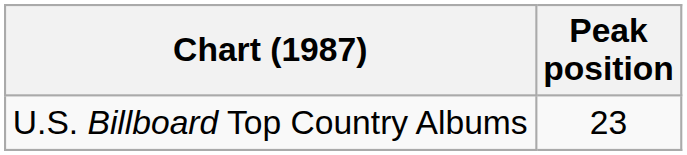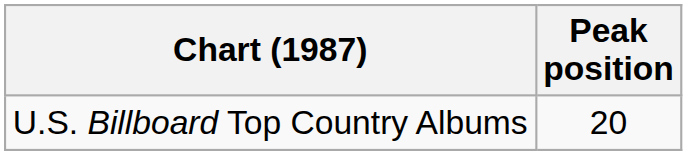(608, 122) 23 -> (608, 122) 20
